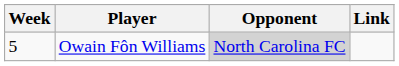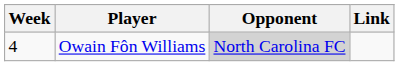(13, 46) 5 -> (13, 46) 4
